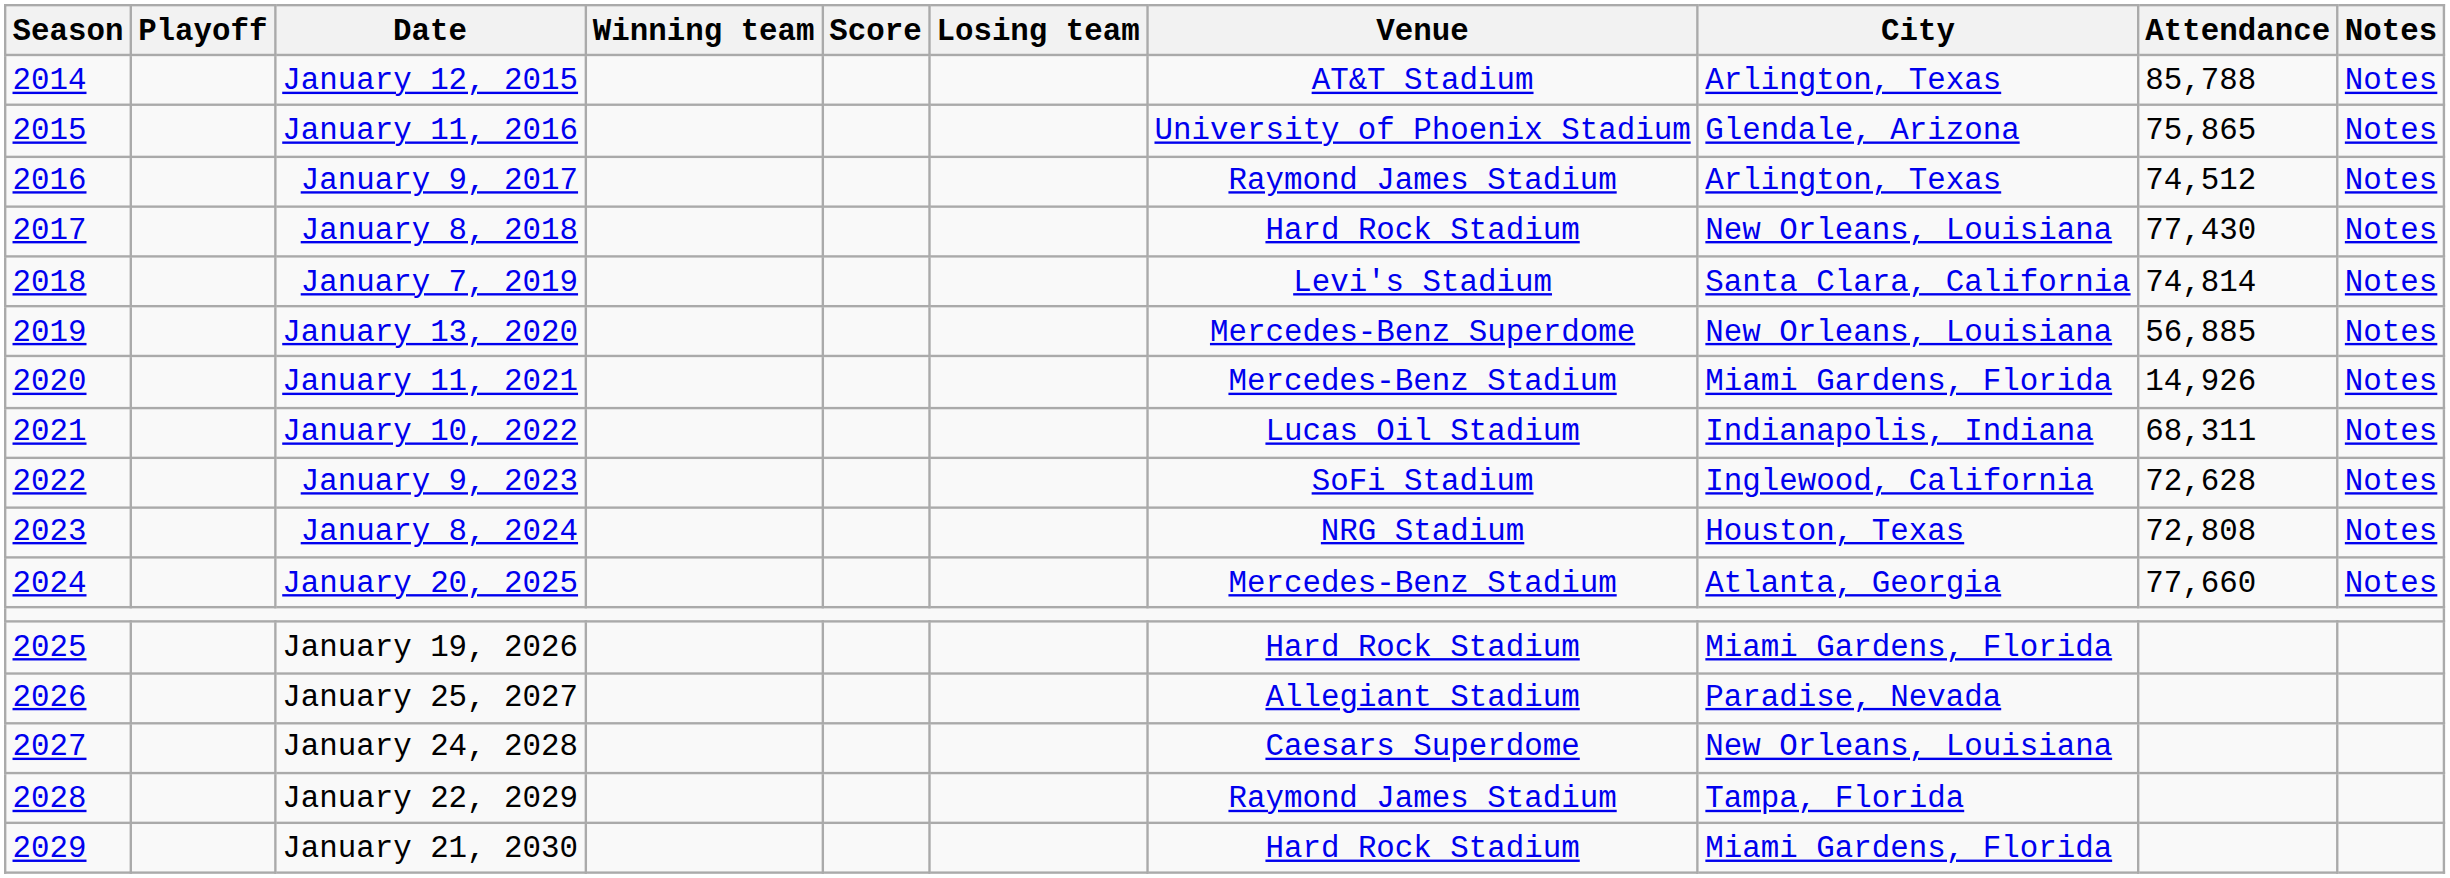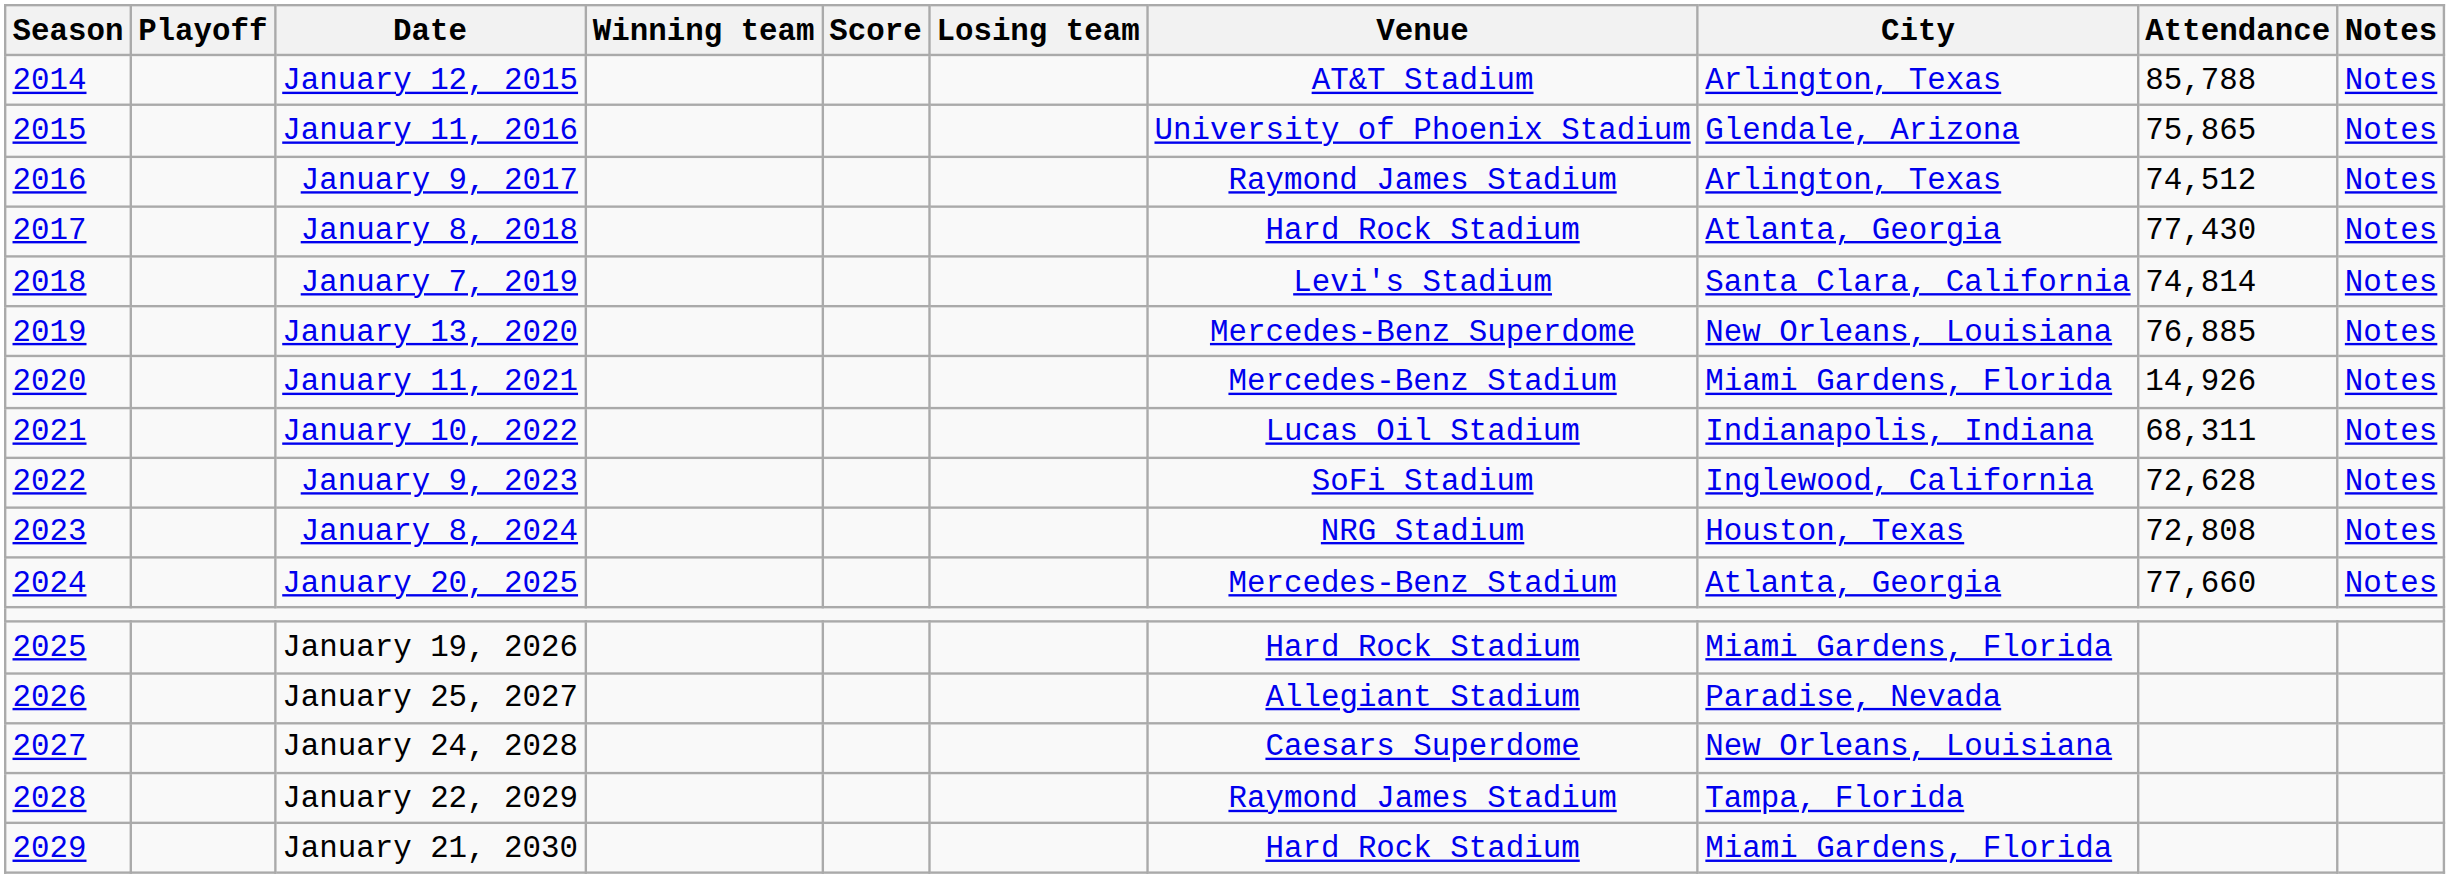(1909, 231) New Orleans, Louisiana -> (1853, 231) Atlanta, Georgia
(2201, 332) 56,885 -> (2201, 332) 76,885
